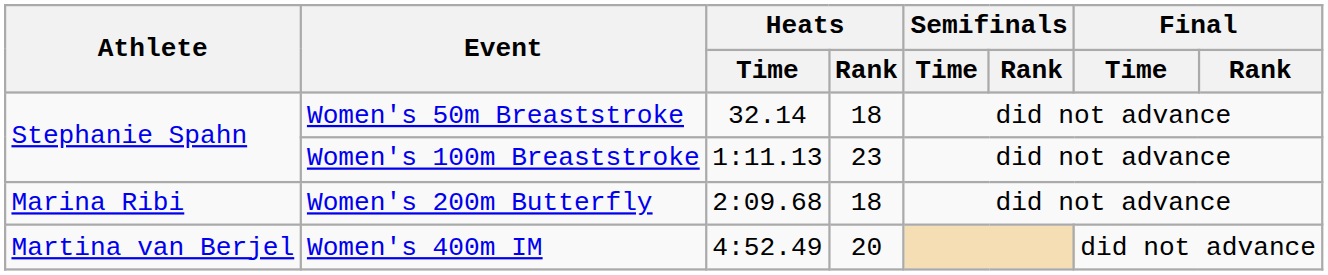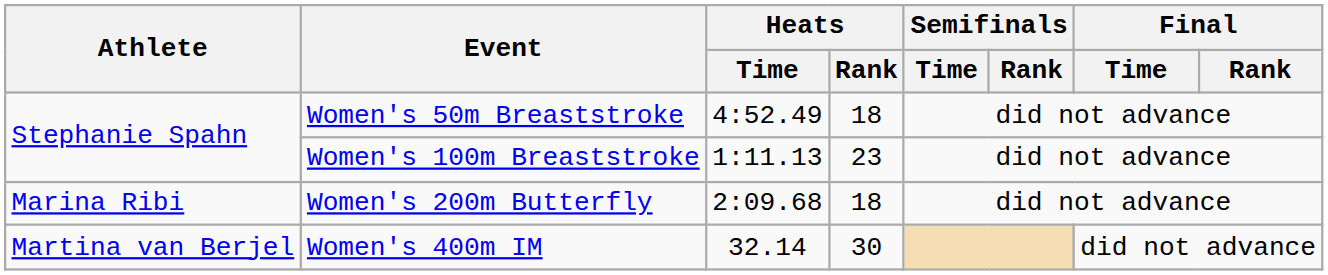(767, 115) 32.14 -> (767, 115) 4:52.49
(767, 247) 4:52.49 -> (767, 247) 32.14
(866, 247) 20 -> (866, 247) 30
